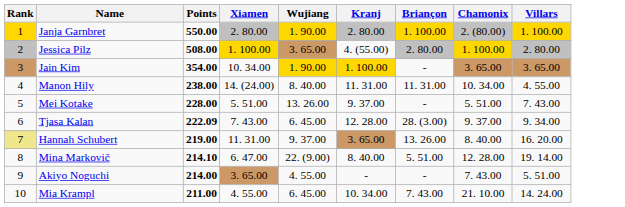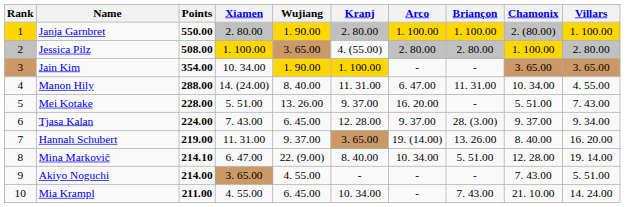+ column: (417, 13)
(202, 85) 238.00 -> (197, 85) 288.00
(202, 121) 222.09 -> (197, 121) 224.00
(20, 139) khaki background -> (20, 139) no background
